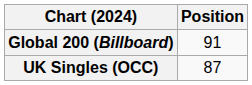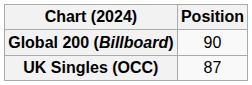(212, 42) 91 -> (212, 42) 90
